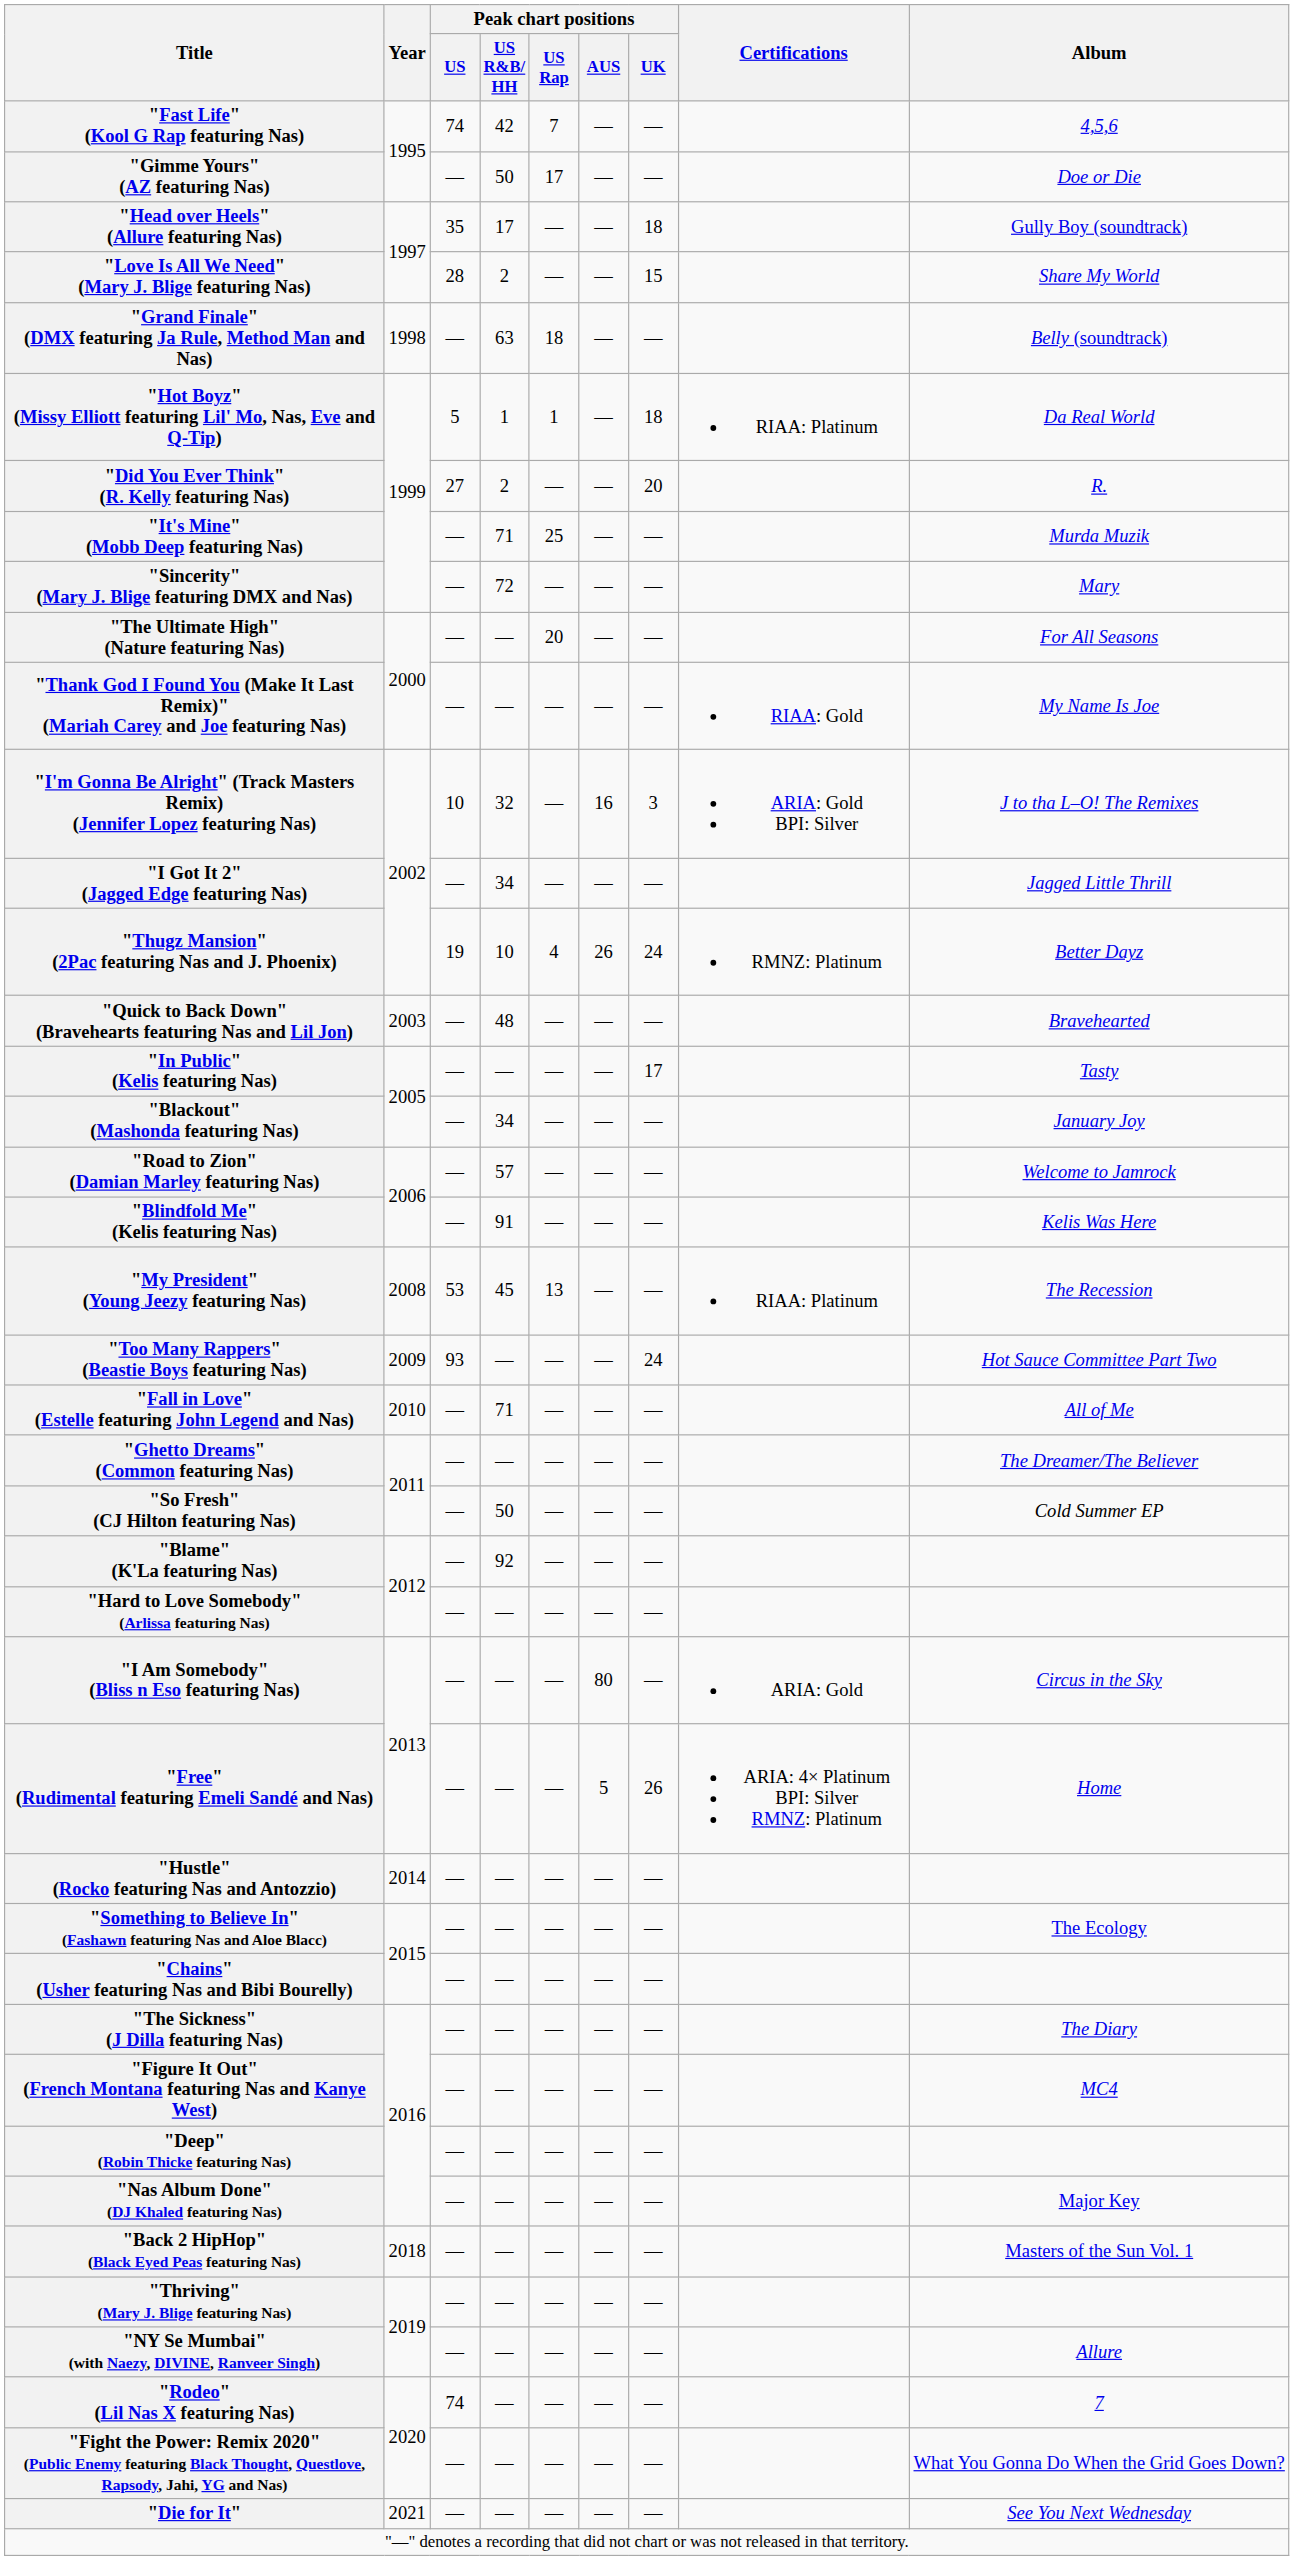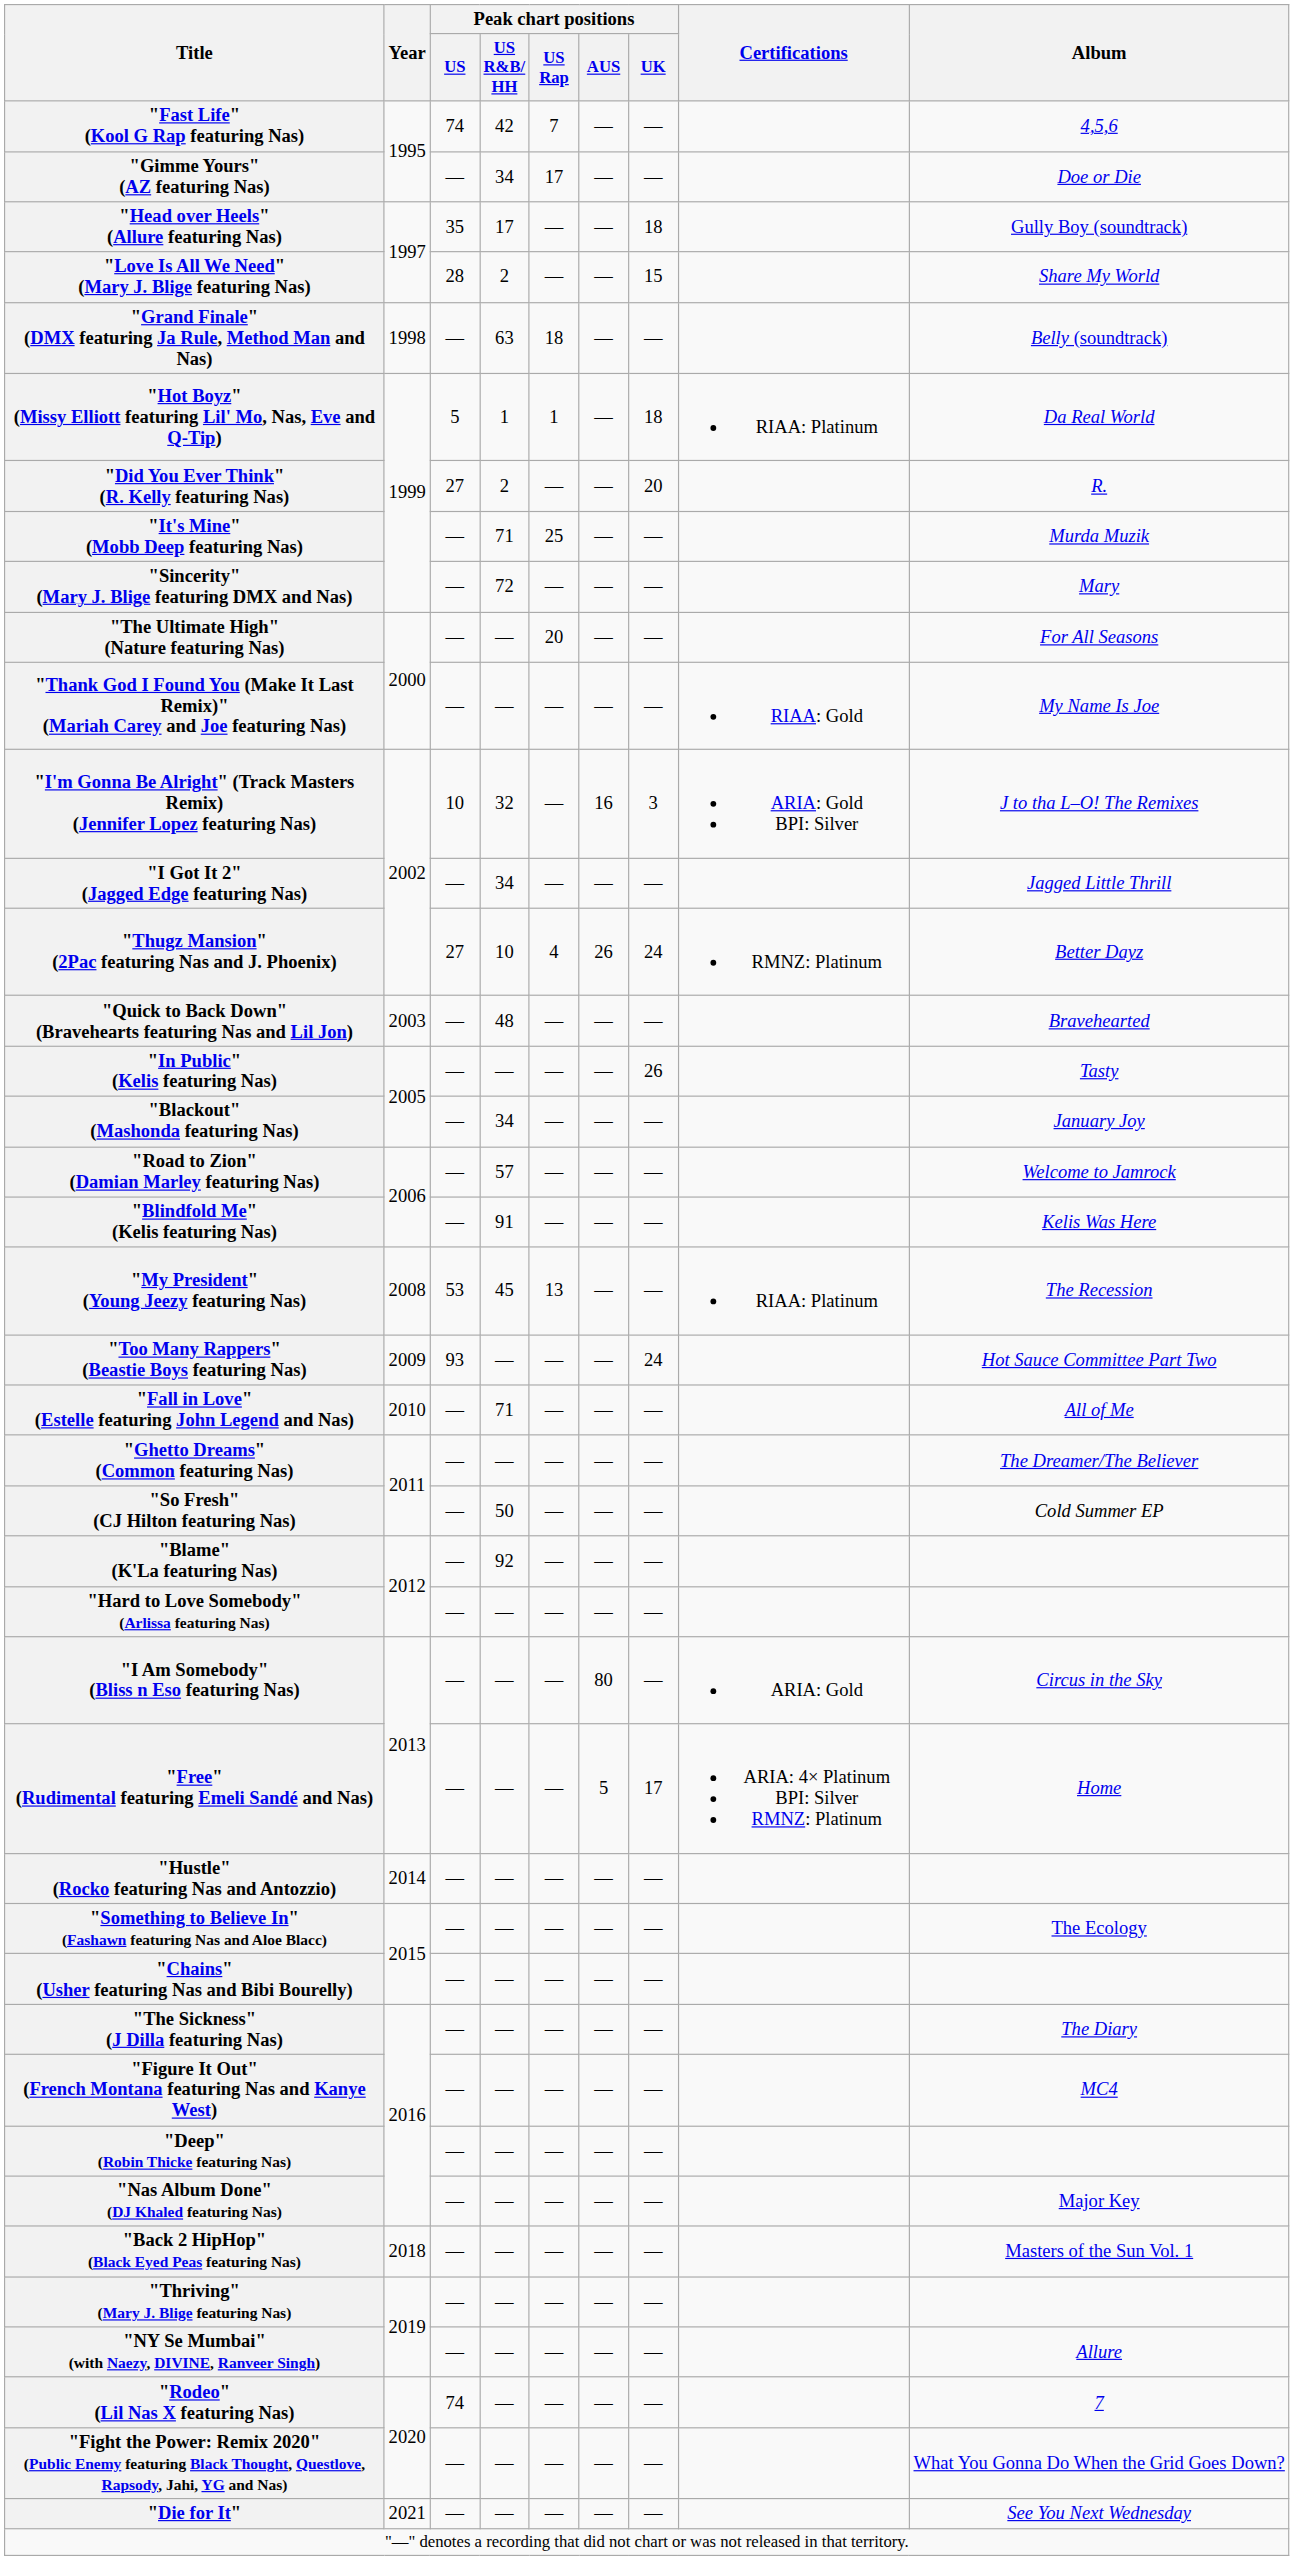(504, 176) 50 -> (504, 176) 34
(455, 951) 19 -> (455, 951) 27
(653, 1071) 17 -> (653, 1071) 26
(653, 1788) 26 -> (653, 1788) 17
